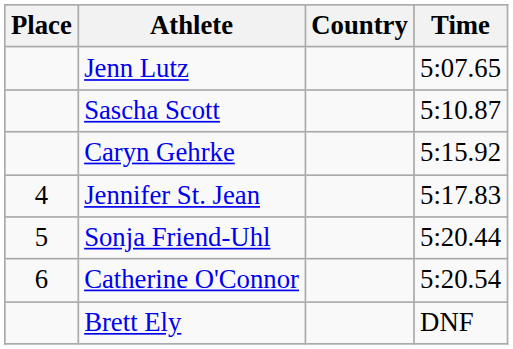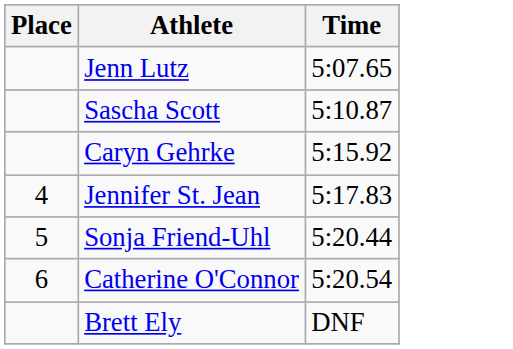- column: (360, 25)
